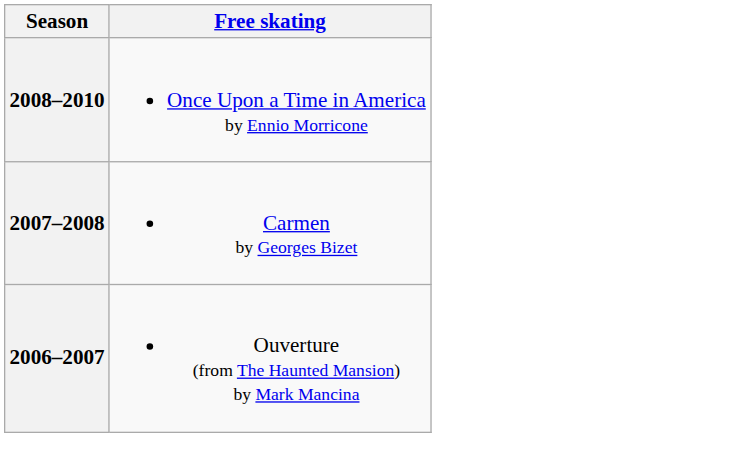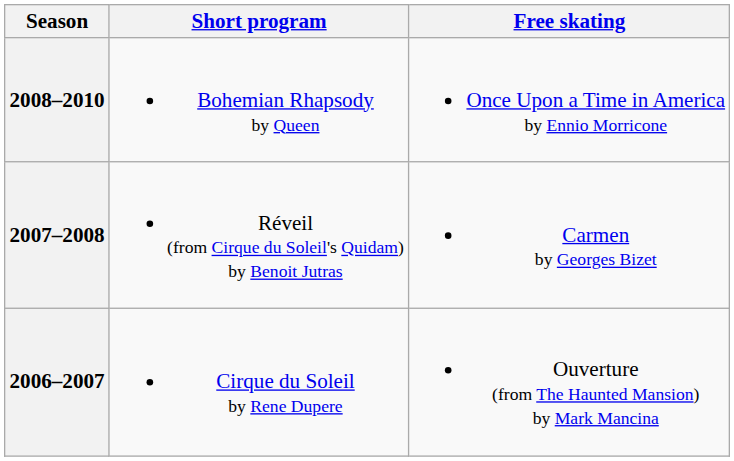+ column: (259, 21)
